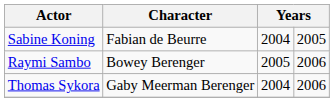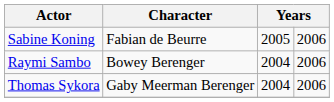(276, 39) 2004 -> (276, 39) 2005
(311, 39) 2005 -> (311, 39) 2006
(276, 62) 2005 -> (276, 62) 2004
